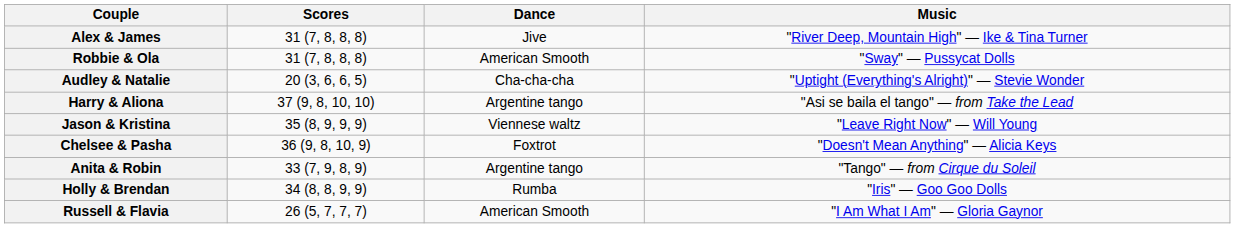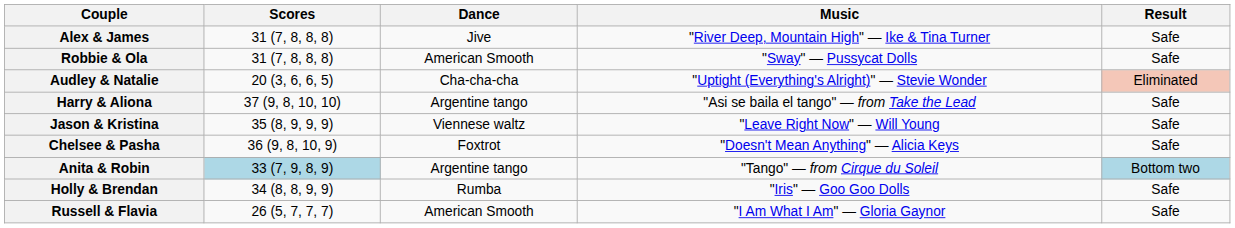+ column: (1166, 15)
(326, 168) no background -> (292, 168) lightblue background
